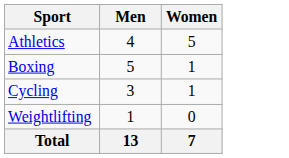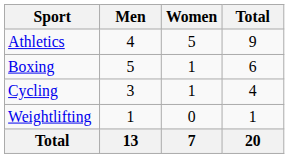+ column: (253, 16)
